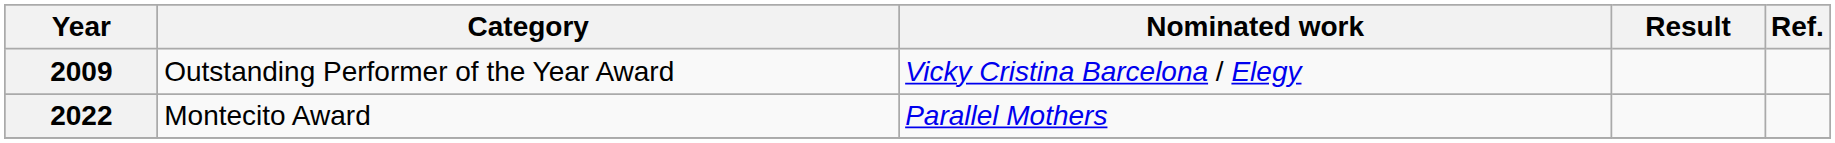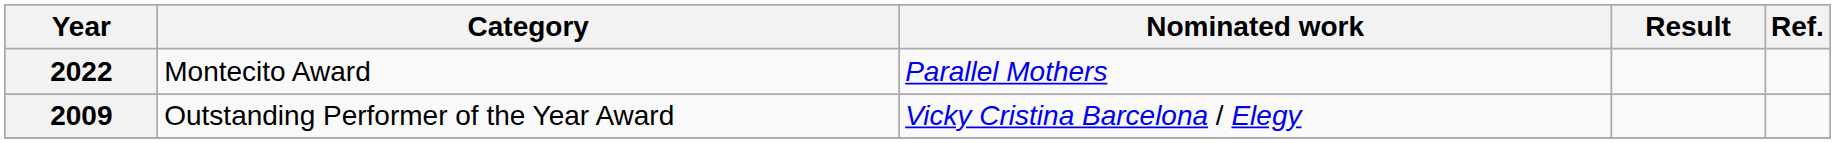rows swapped: (81, 71) <-> (81, 115)
